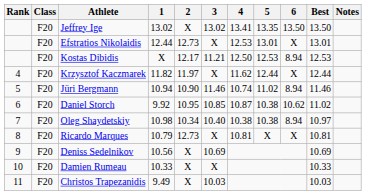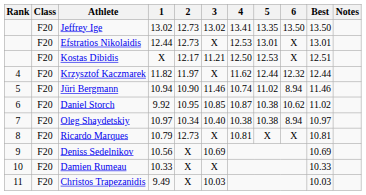(188, 27) X -> (188, 27) 12.73
(294, 58) 8.94 -> (294, 58) X
(320, 58) 12.53 -> (320, 58) 12.51
(294, 74) X -> (294, 74) 12.32
(161, 120) 10.98 -> (161, 120) 10.97
